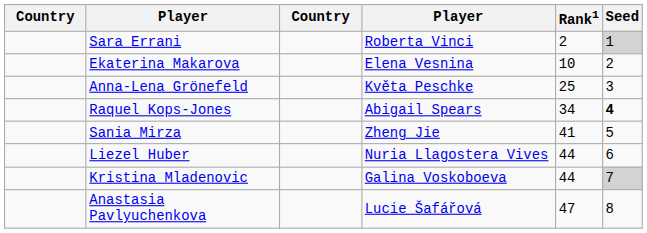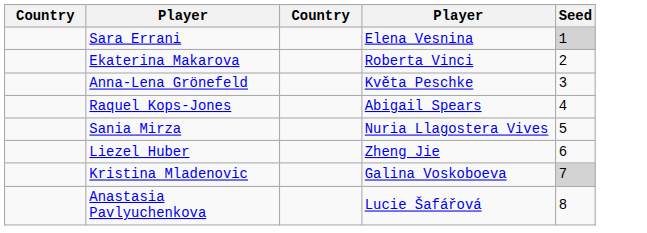- column: (579, 18)
(419, 42) Roberta Vinci -> (419, 39) Elena Vesnina
(419, 65) Elena Vesnina -> (419, 61) Roberta Vinci
(610, 110) bold -> (563, 107) normal
(402, 133) Zheng Jie -> (457, 129) Nuria Llagostera Vives
(457, 155) Nuria Llagostera Vives -> (402, 152) Zheng Jie
